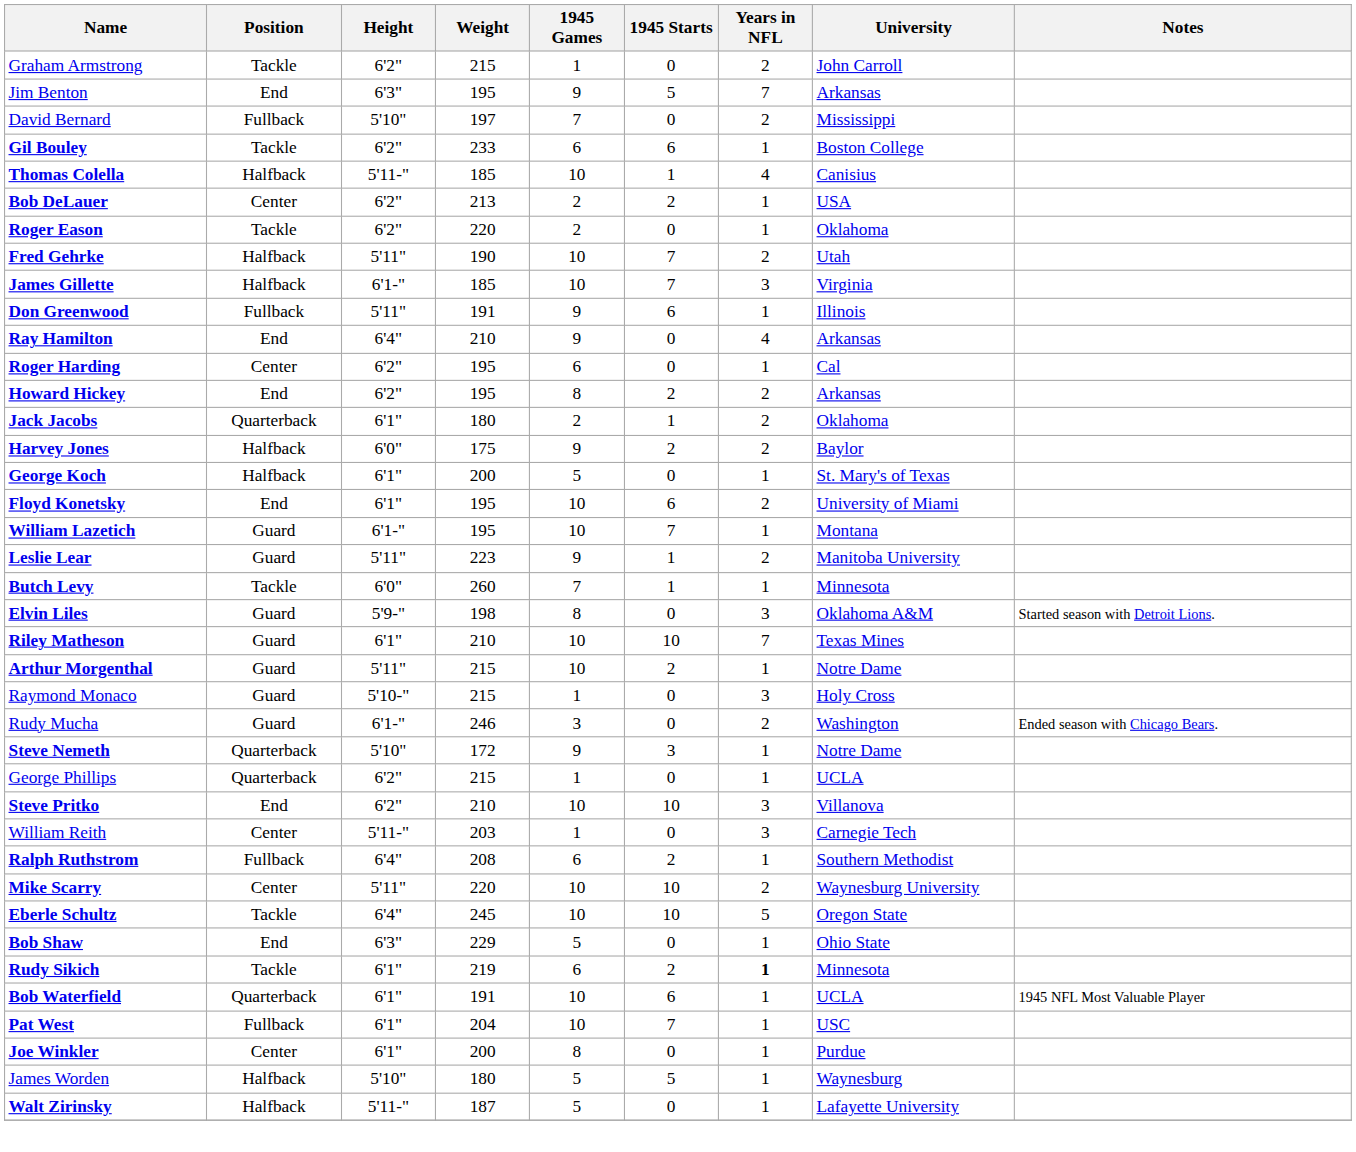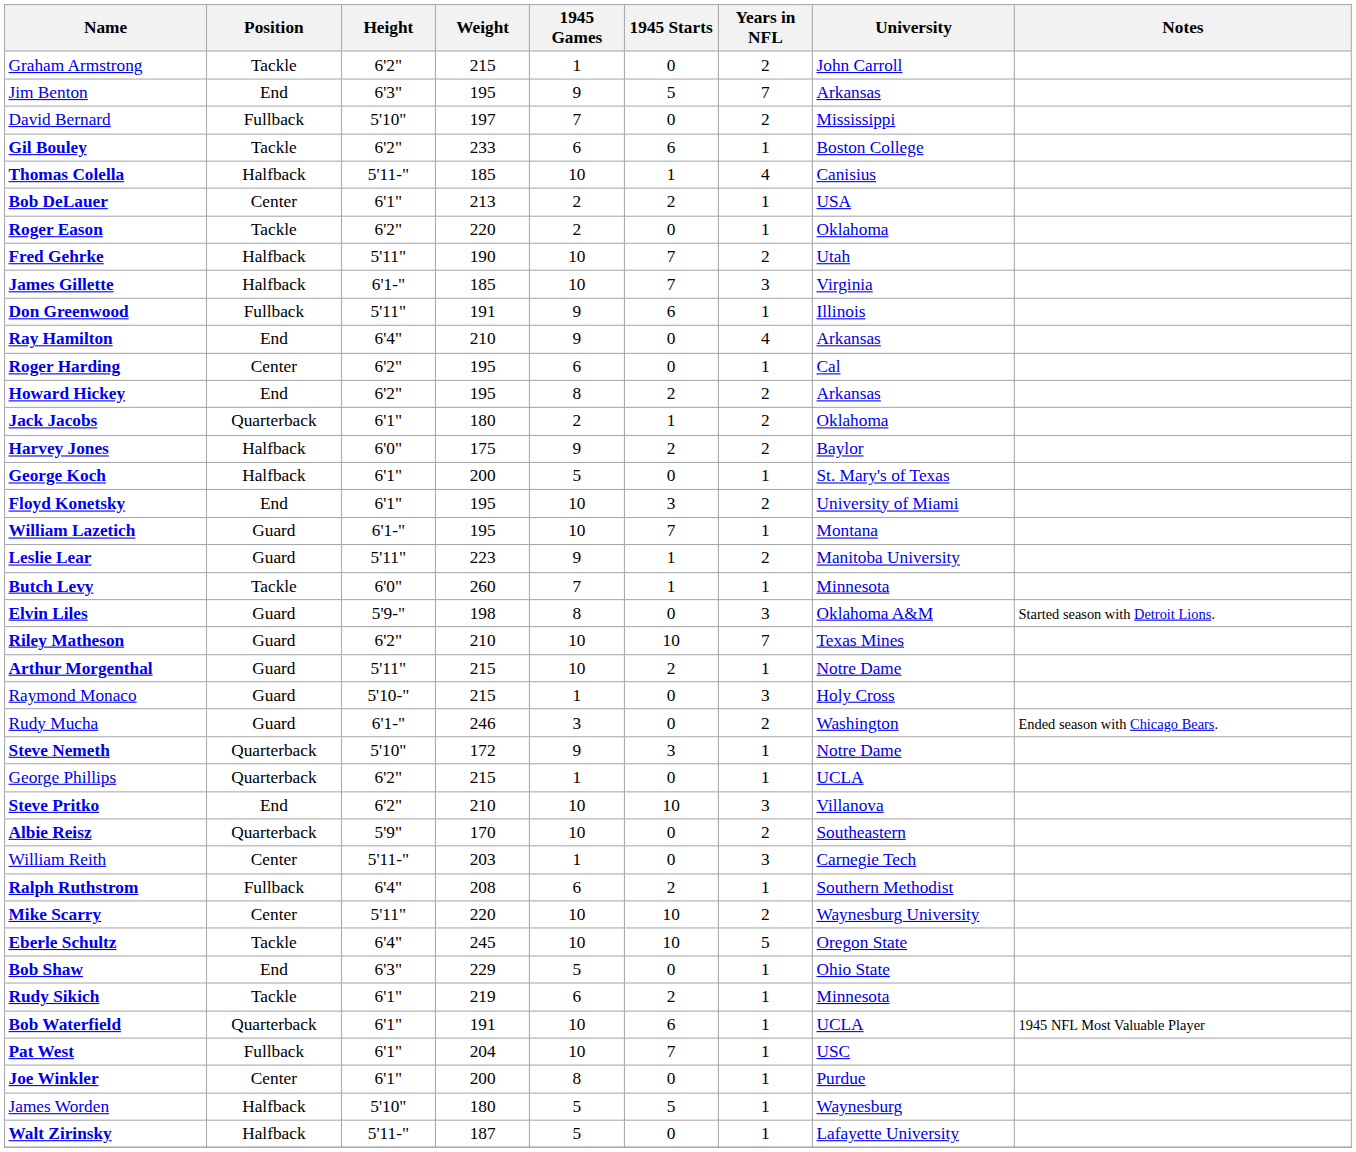(388, 202) 6'2" -> (388, 202) 6'1"
(671, 503) 6 -> (671, 503) 3
(388, 640) 6'1" -> (388, 640) 6'2"
+ row: (50, 832)
(765, 969) bold -> (765, 996) normal
